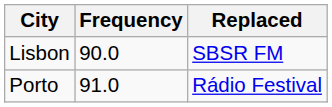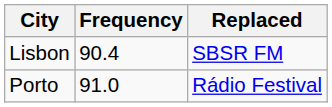(99, 53) 90.0 -> (99, 53) 90.4
